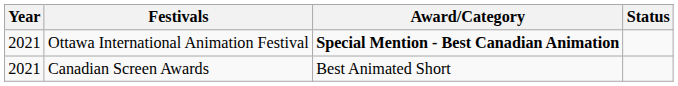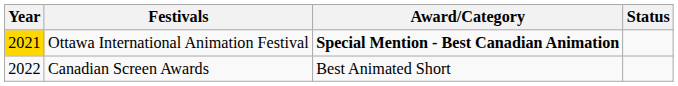(24, 42) no background -> (24, 42) gold background
(24, 68) 2021 -> (24, 68) 2022
